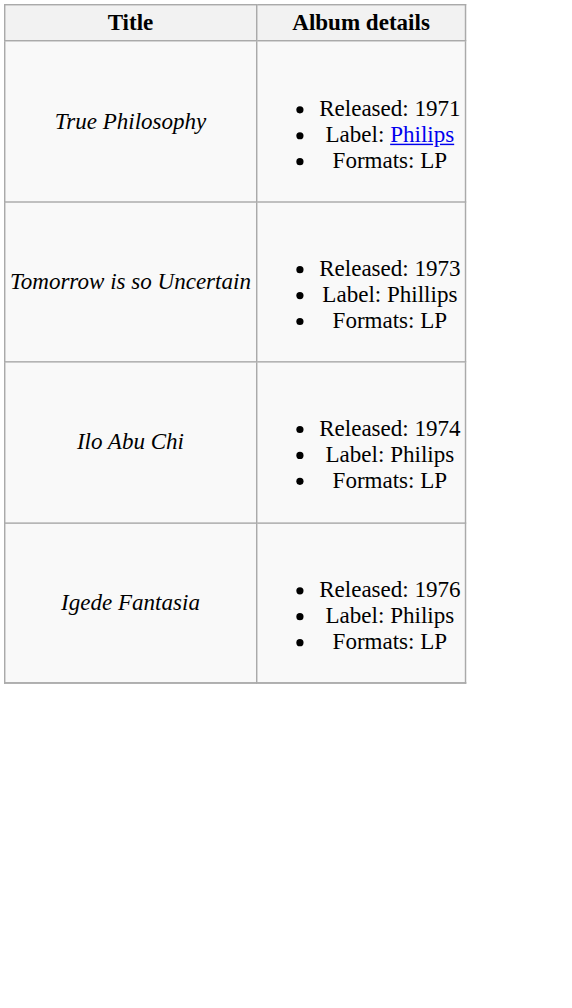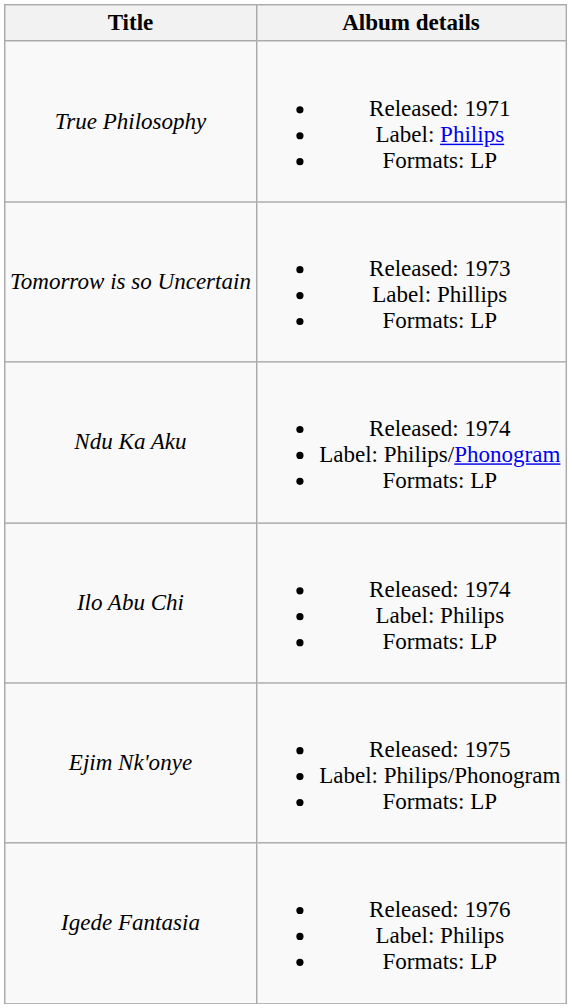+ row: (130, 441)
+ row: (130, 762)
